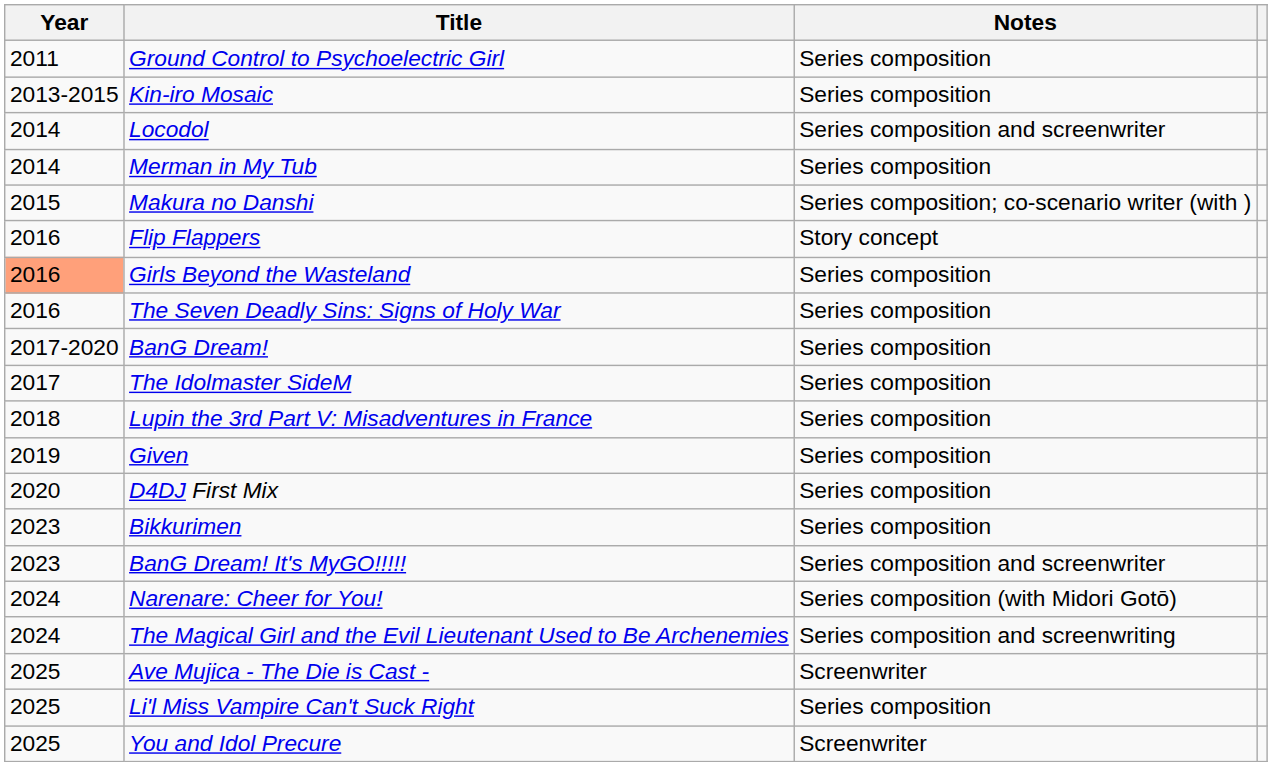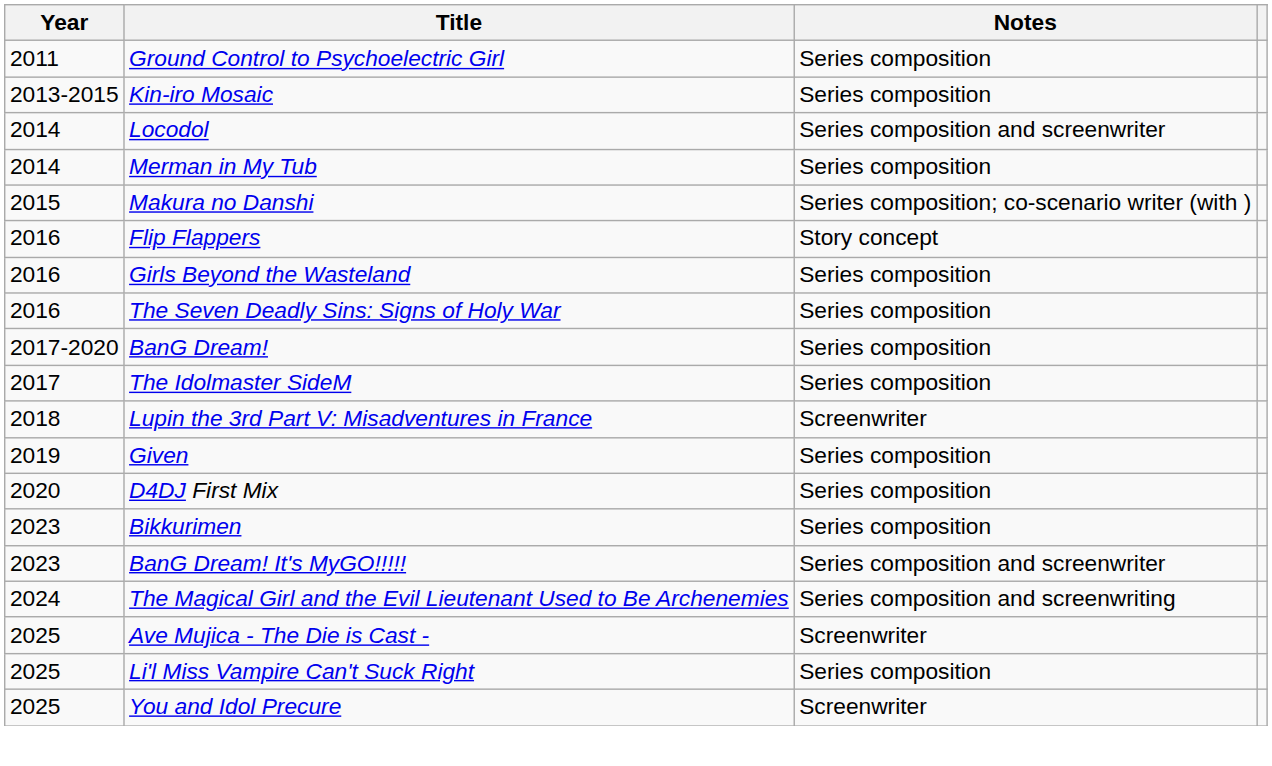(35, 274) lightsalmon background -> (35, 274) no background
(895, 418) Series composition -> (863, 418) Screenwriter
- row: (256, 599)
